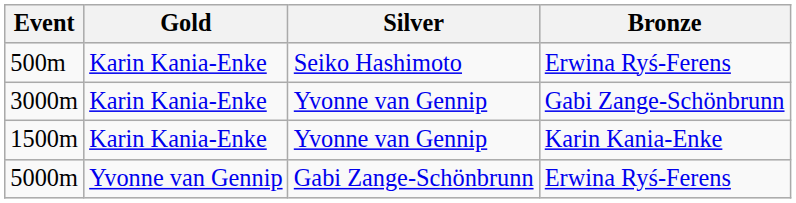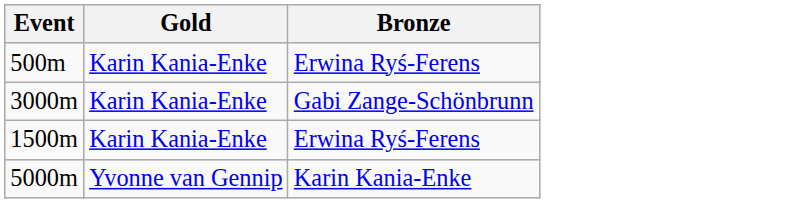- column: (414, 23)
(634, 139) Karin Kania-Enke -> (387, 139) Erwina Ryś-Ferens
(638, 178) Erwina Ryś-Ferens -> (383, 178) Karin Kania-Enke
